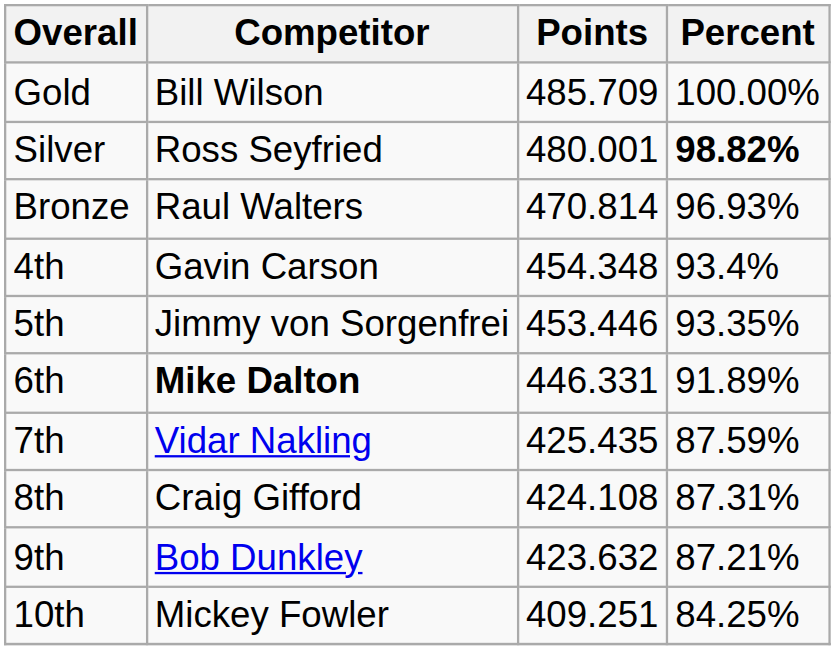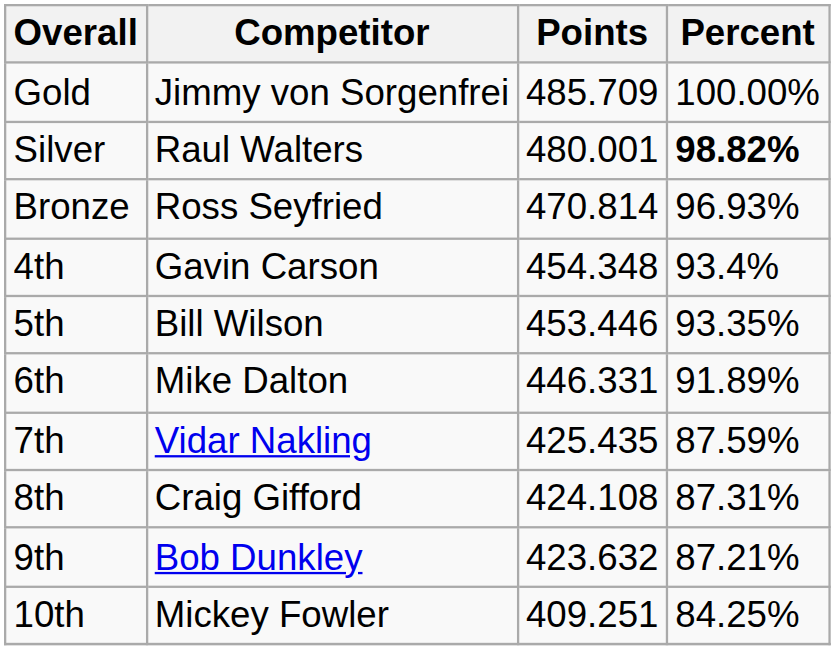(239, 91) Bill Wilson -> (332, 91) Jimmy von Sorgenfrei
(269, 149) Ross Seyfried -> (259, 149) Raul Walters
(259, 207) Raul Walters -> (269, 207) Ross Seyfried
(332, 324) Jimmy von Sorgenfrei -> (239, 324) Bill Wilson
(258, 382) bold -> (251, 382) normal
